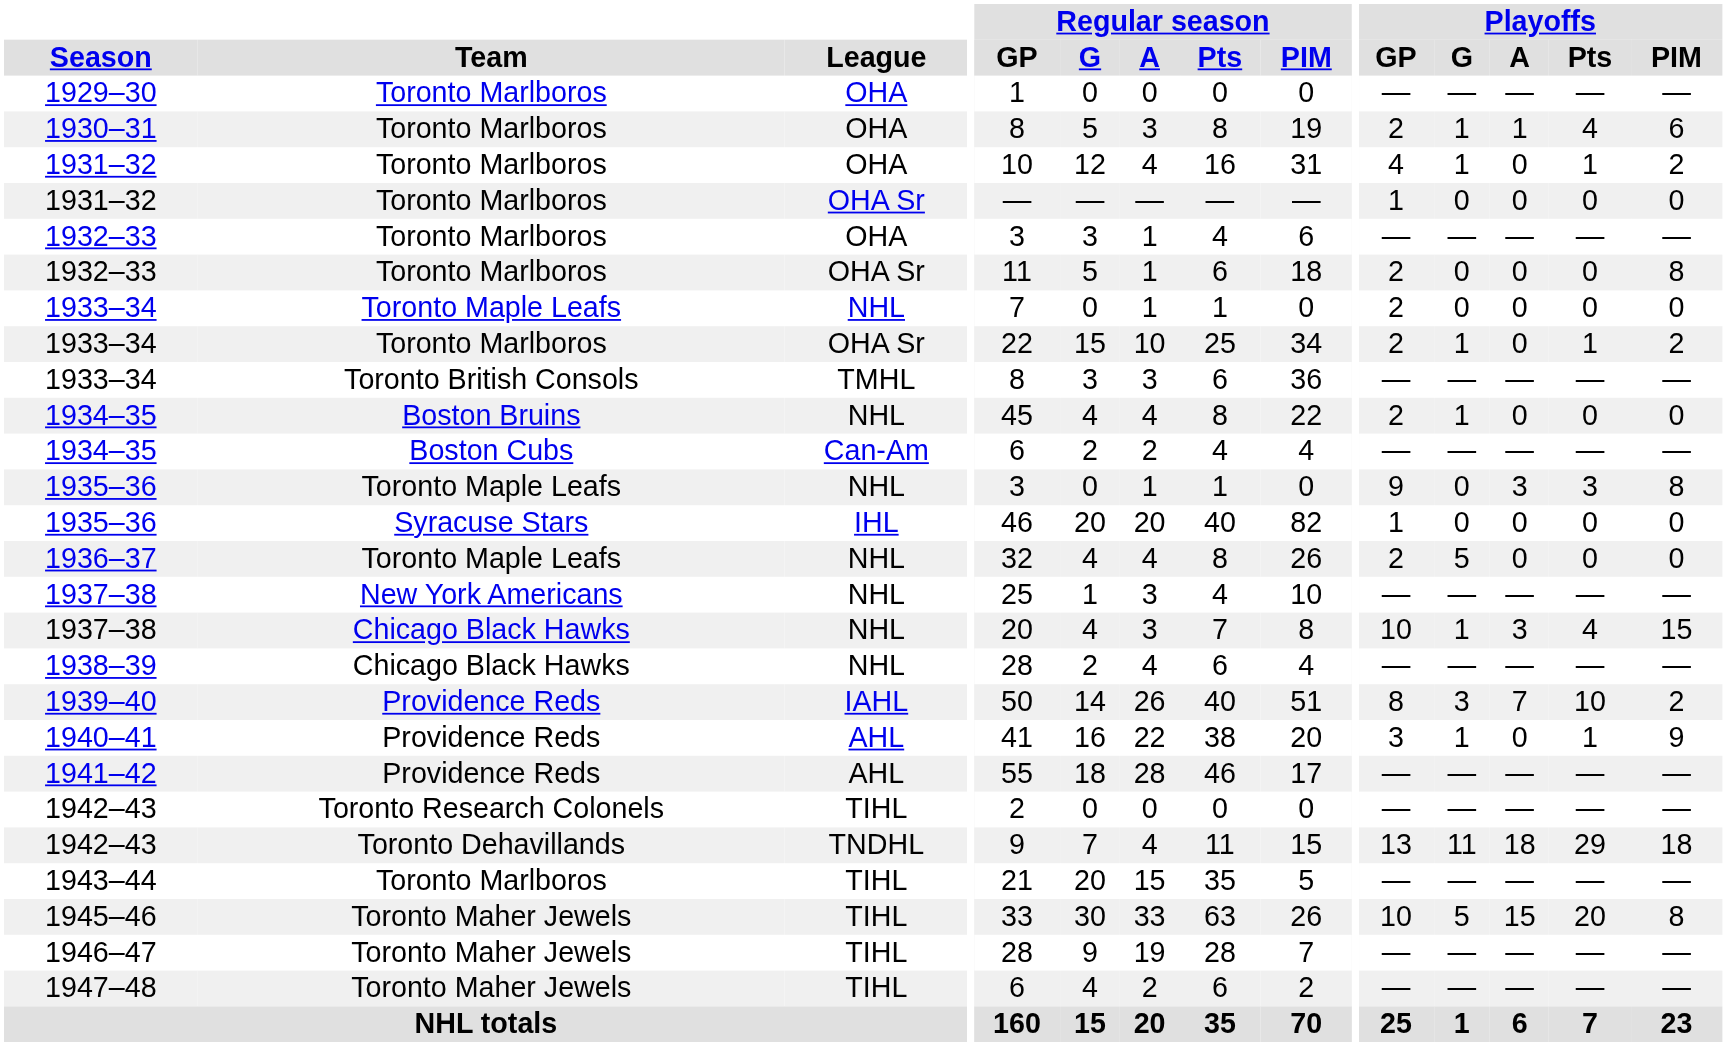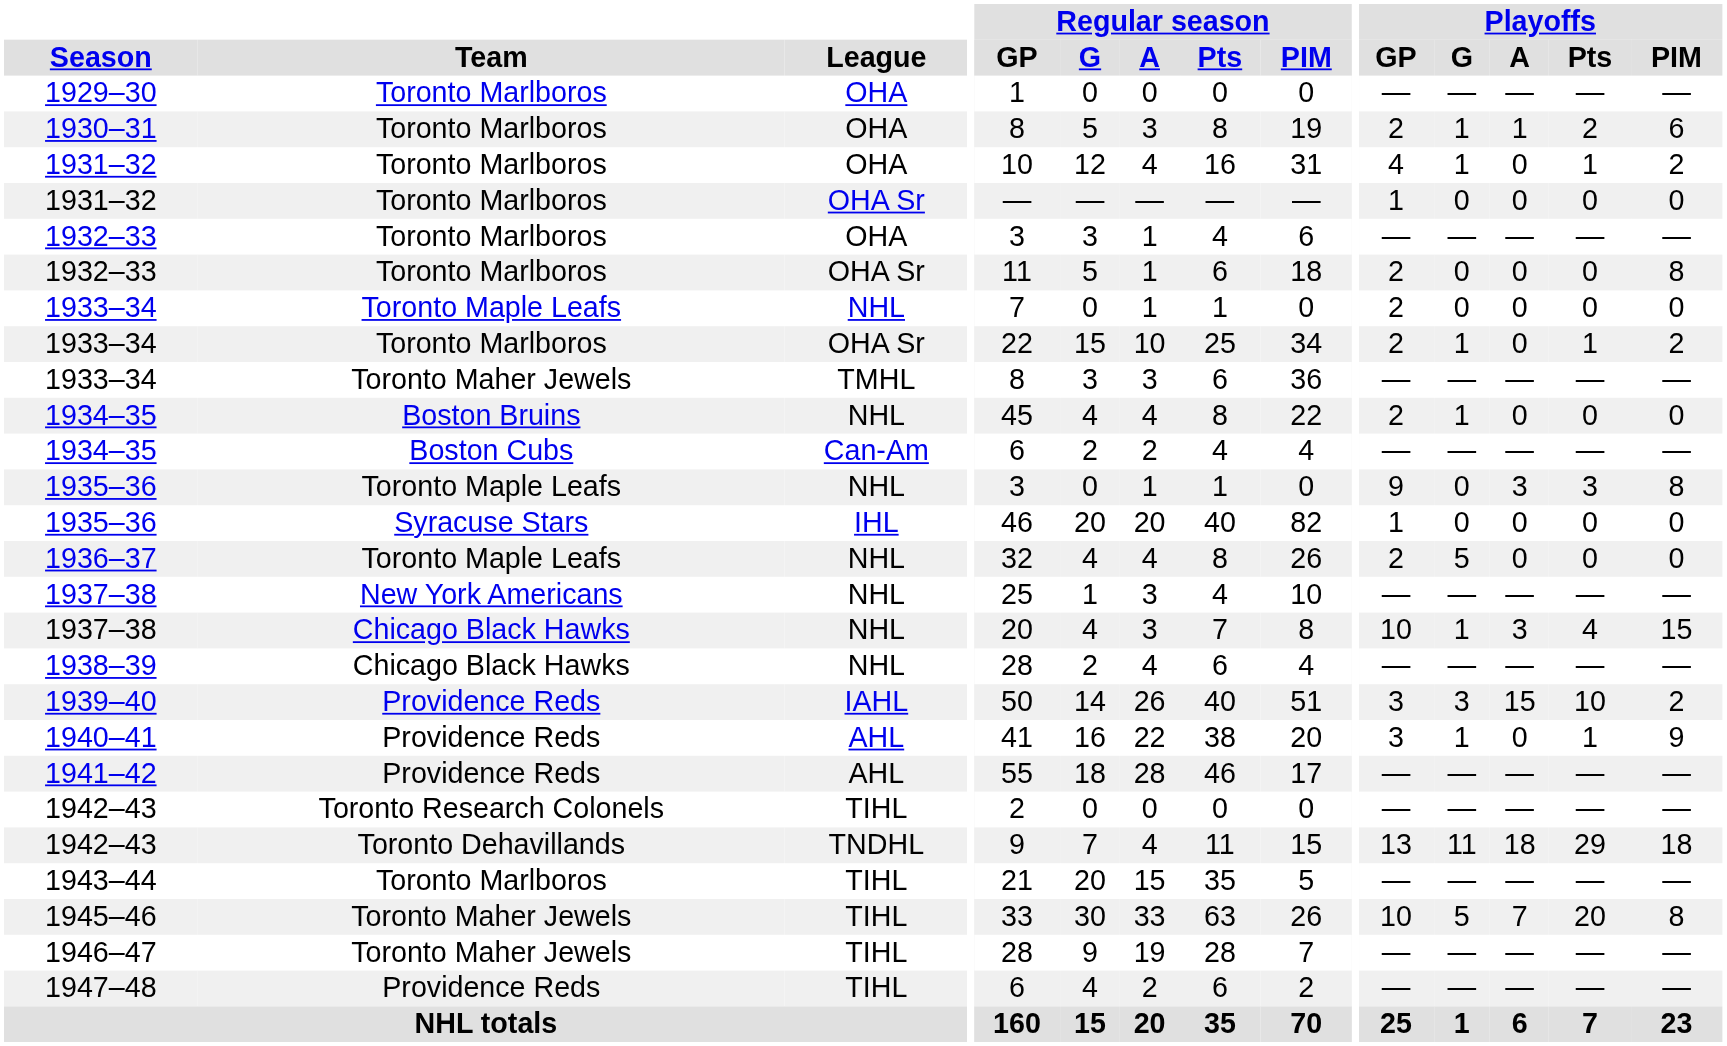(1590, 128) 4 -> (1590, 128) 2
(491, 379) Toronto British Consols -> (491, 379) Toronto Maher Jewels
(1396, 701) 8 -> (1396, 701) 3
(1520, 701) 7 -> (1520, 701) 15
(1520, 916) 15 -> (1520, 916) 7
(491, 988) Toronto Maher Jewels -> (491, 988) Providence Reds
